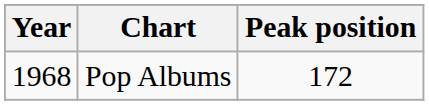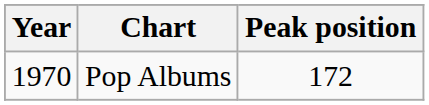(42, 75) 1968 -> (42, 75) 1970
